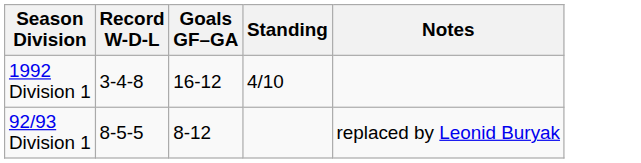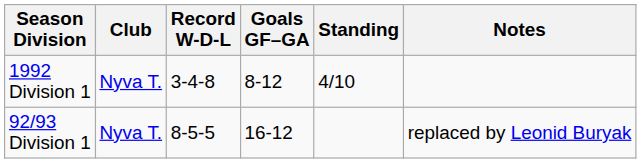+ column: (131, 30)
(197, 81) 16-12 -> (263, 81) 8-12
(192, 132) 8-12 -> (269, 132) 16-12
